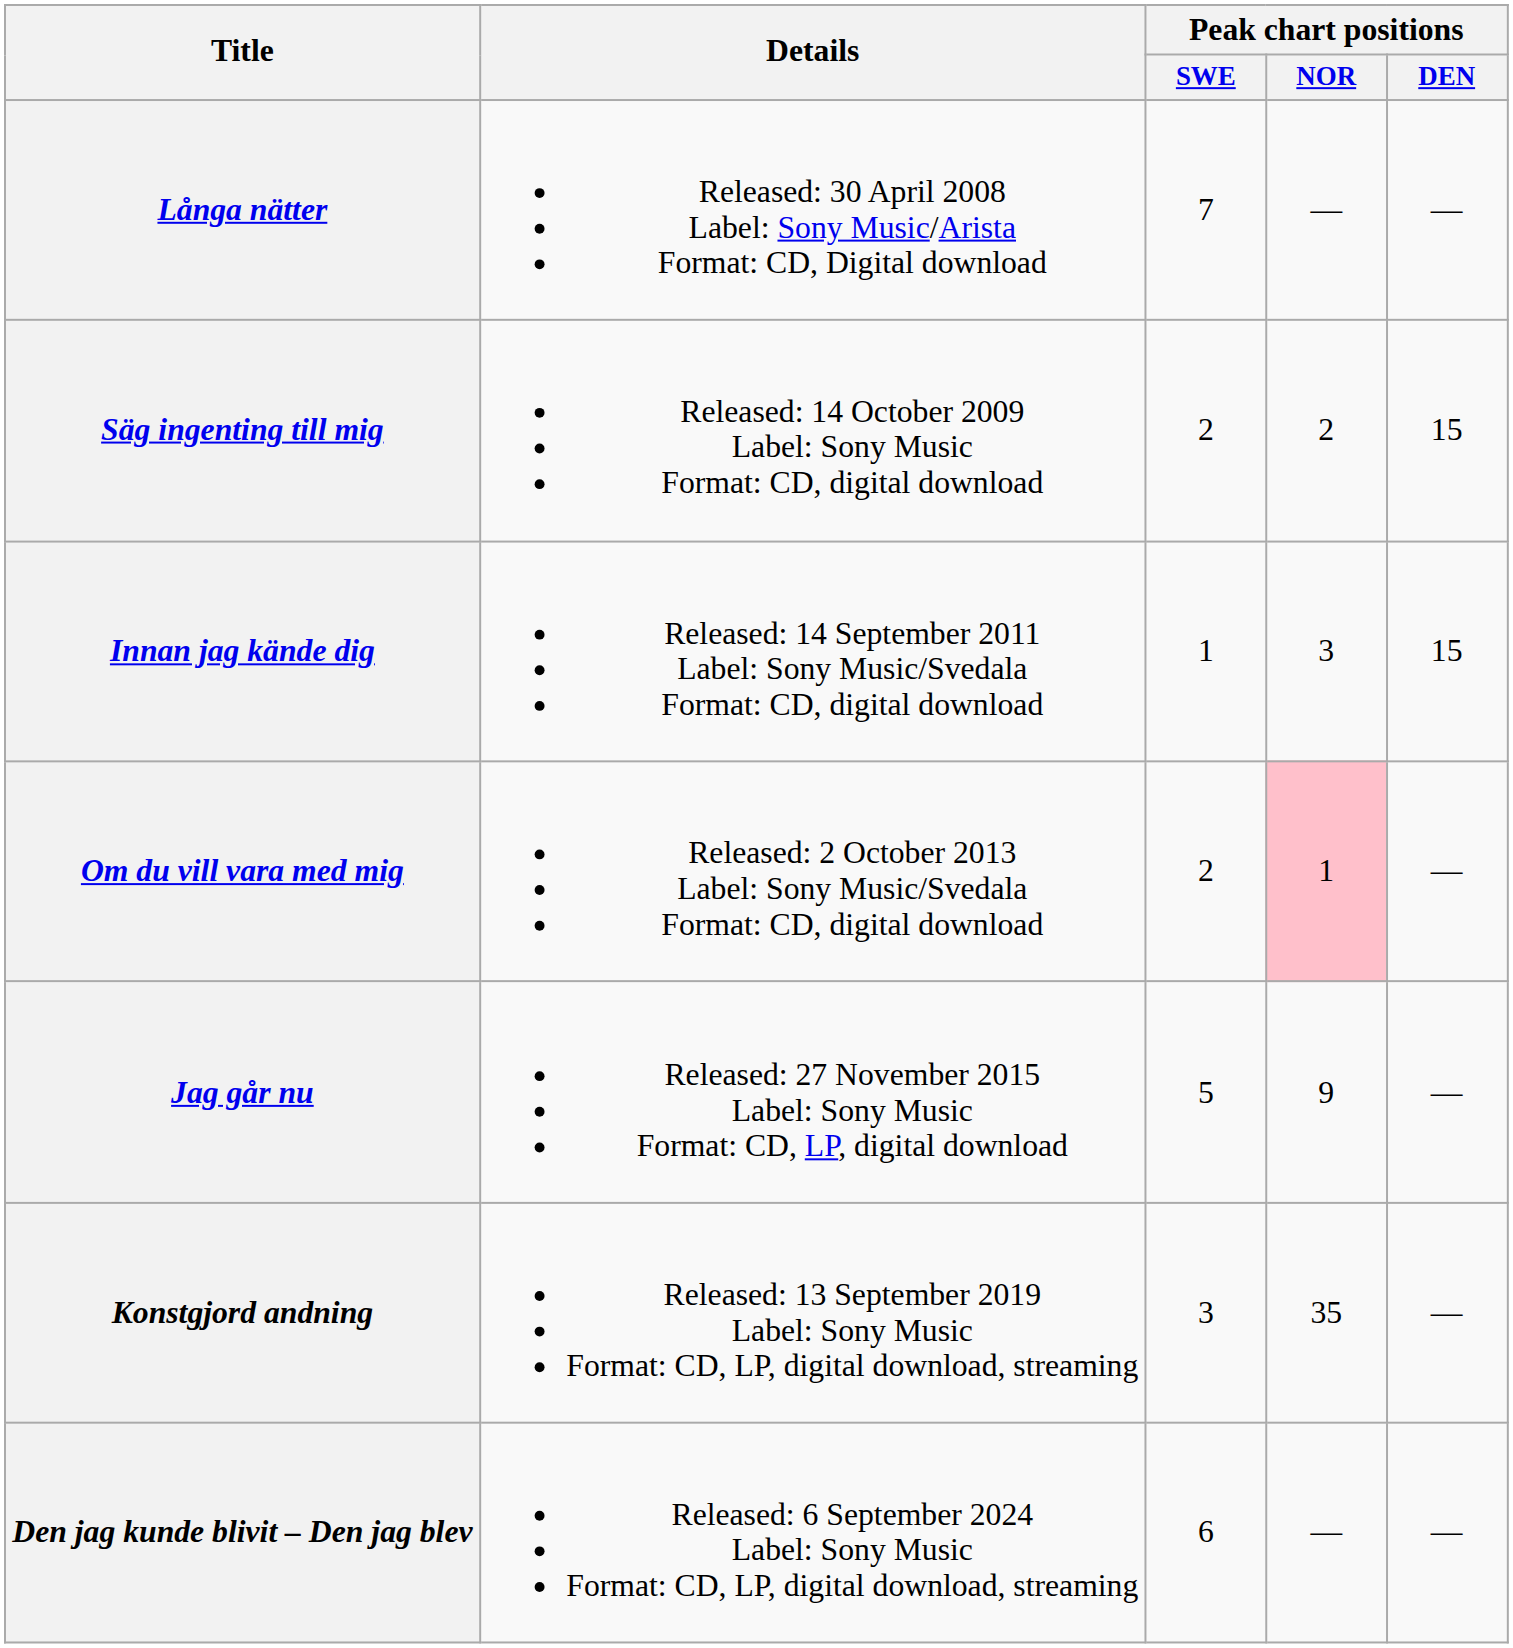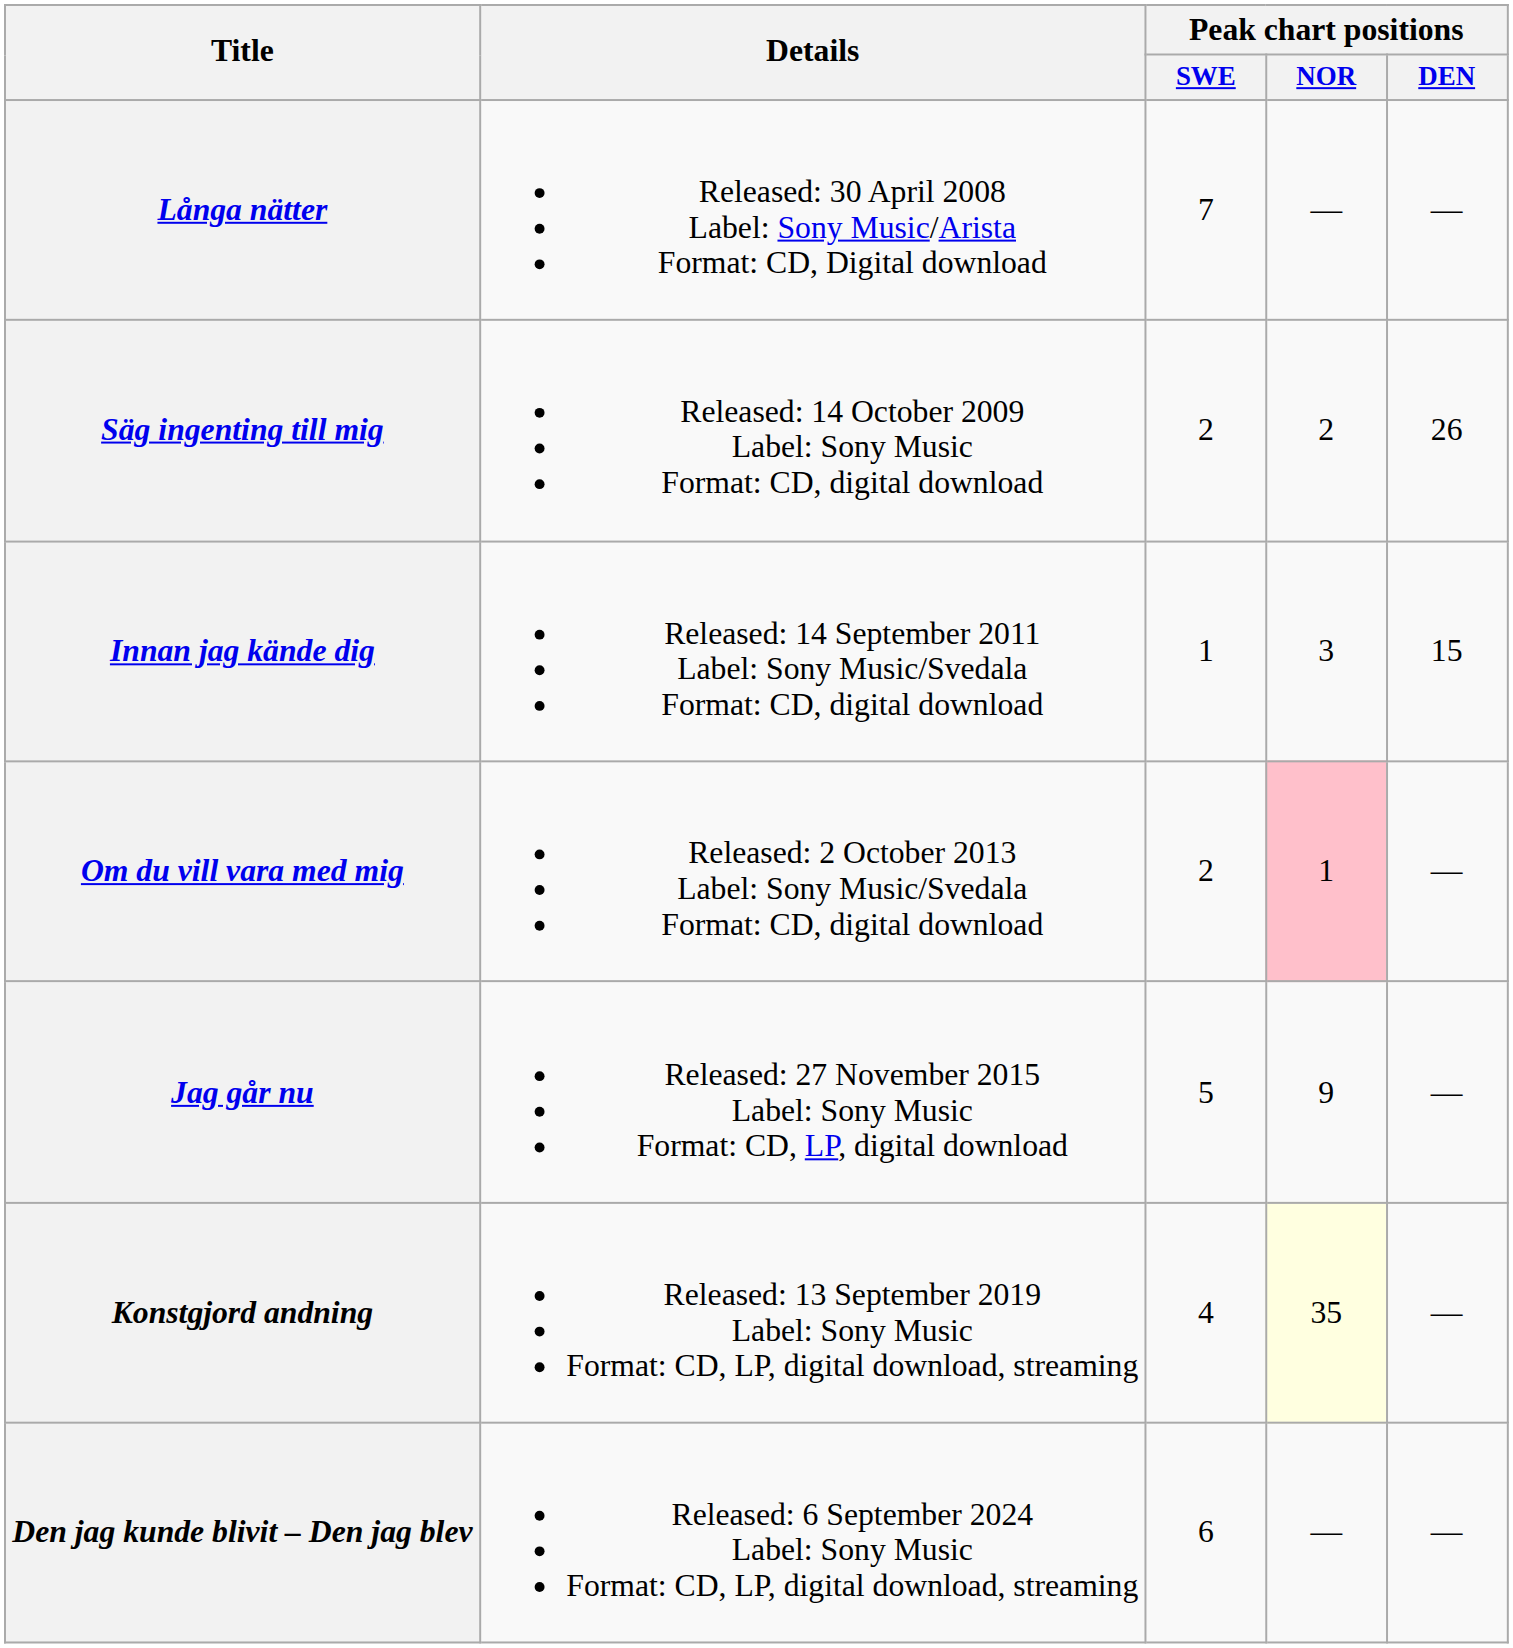(1447, 429) 15 -> (1447, 429) 26
(1206, 1312) 3 -> (1206, 1312) 4
(1326, 1312) no background -> (1326, 1312) lightyellow background
